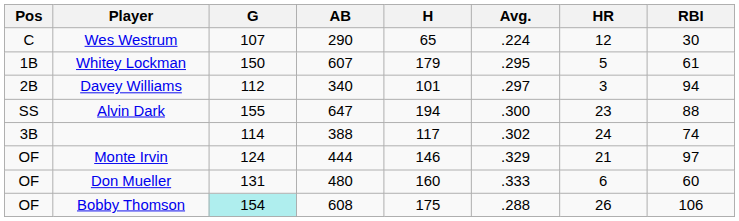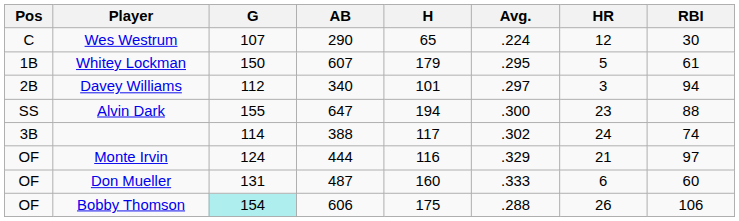(428, 157) 146 -> (428, 157) 116
(340, 181) 480 -> (340, 181) 487
(340, 205) 608 -> (340, 205) 606
